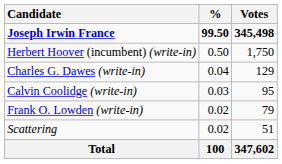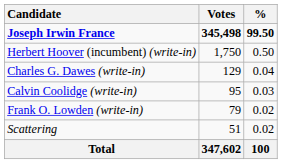columns swapped: (254, 14) <-> (215, 14)
